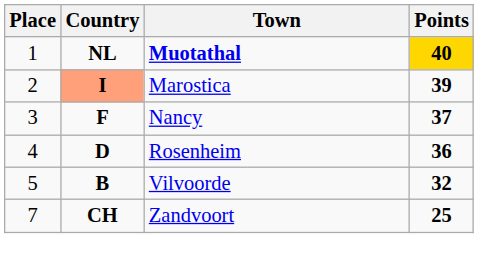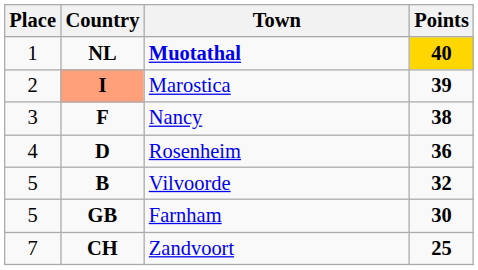(442, 118) 37 -> (442, 118) 38
+ row: (185, 215)
